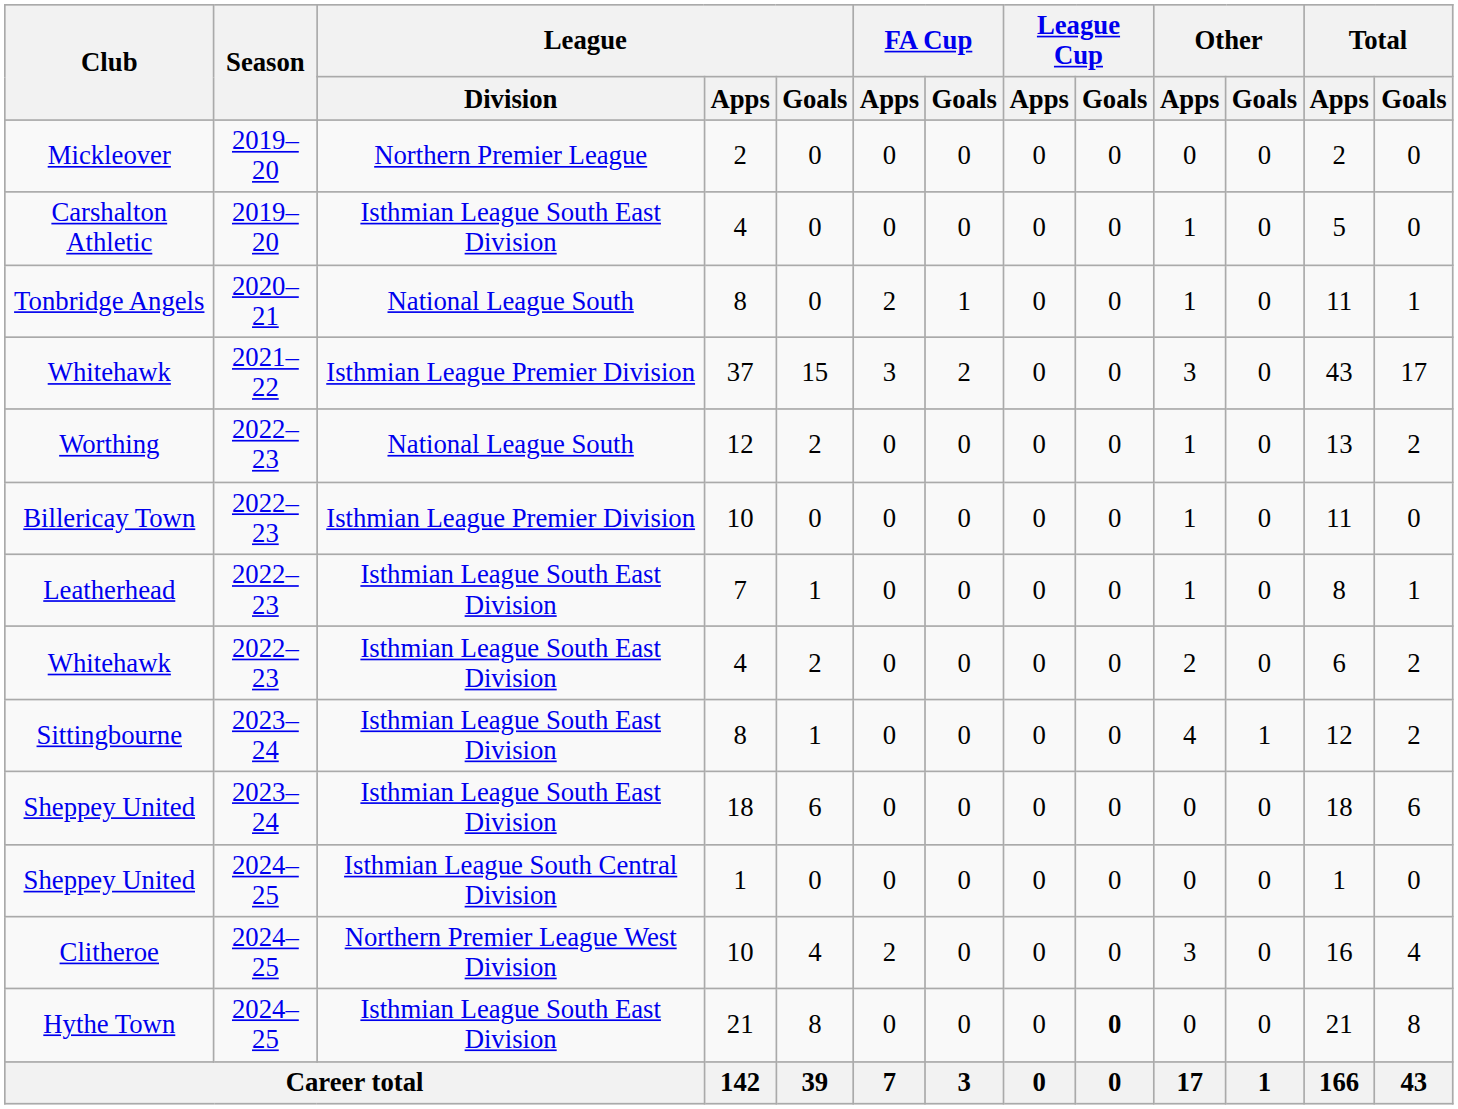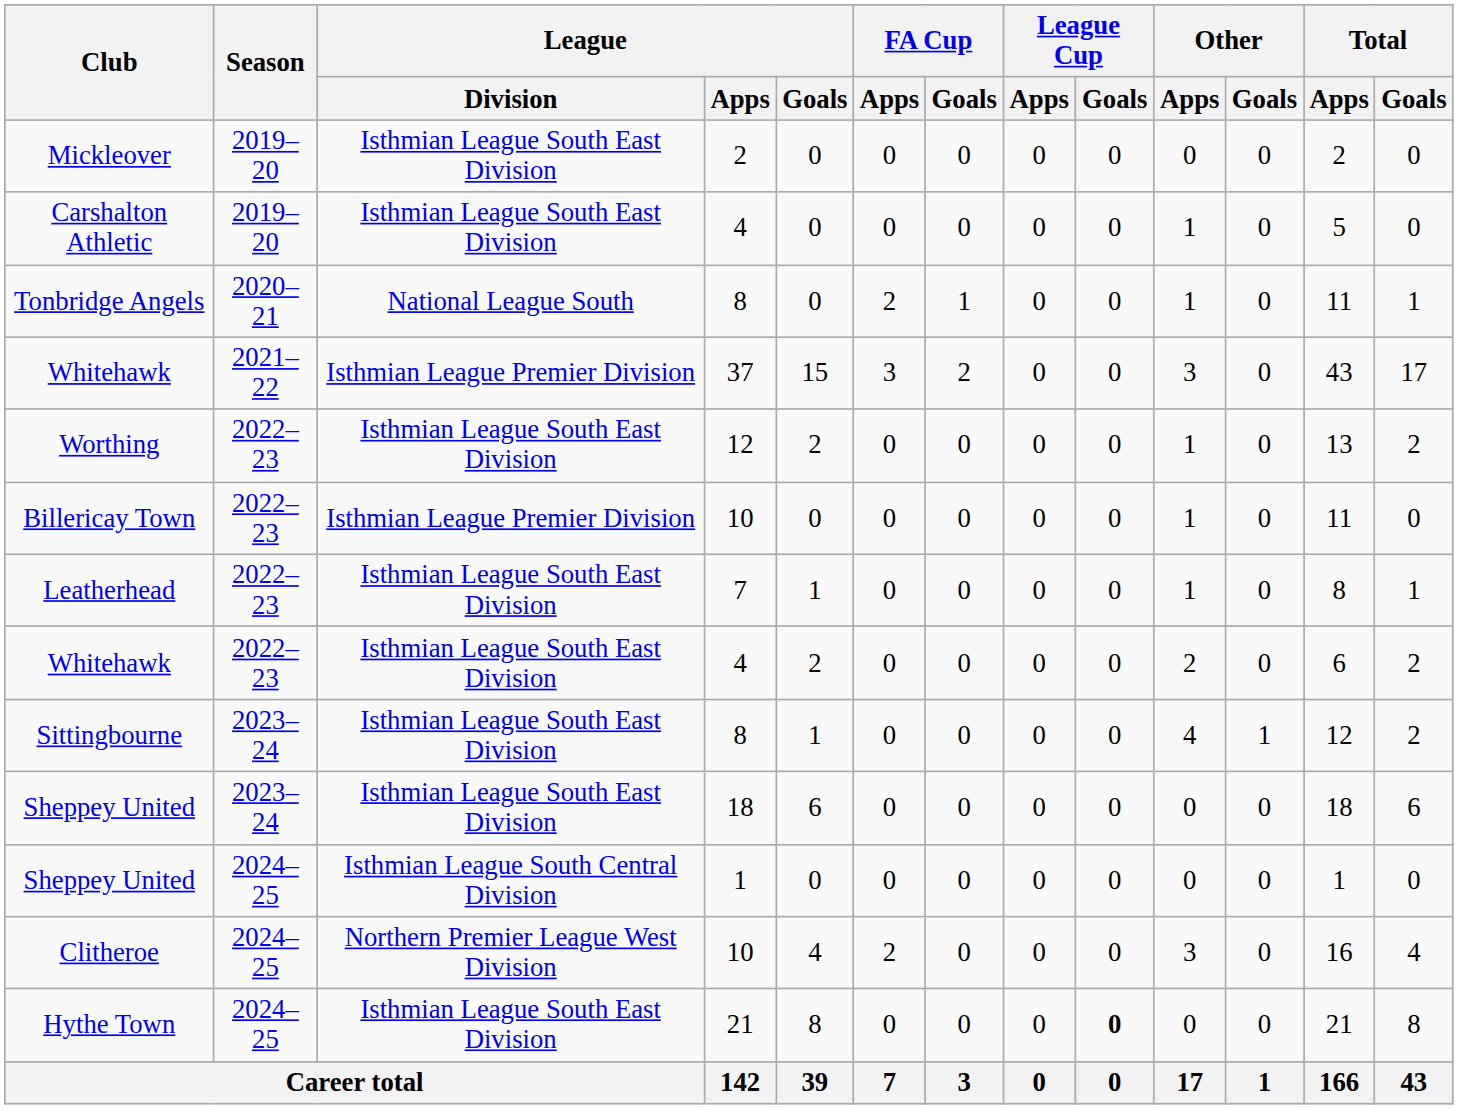(511, 155) Northern Premier League -> (511, 155) Isthmian League South East Division
(511, 445) National League South -> (511, 445) Isthmian League South East Division
